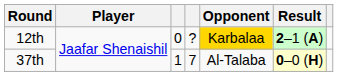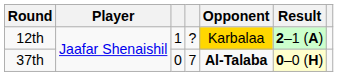(178, 38) 0 -> (178, 38) 1
(178, 61) 1 -> (178, 61) 0
(236, 61) normal -> (236, 61) bold
